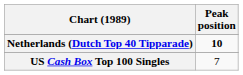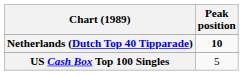(217, 61) 7 -> (217, 61) 5
